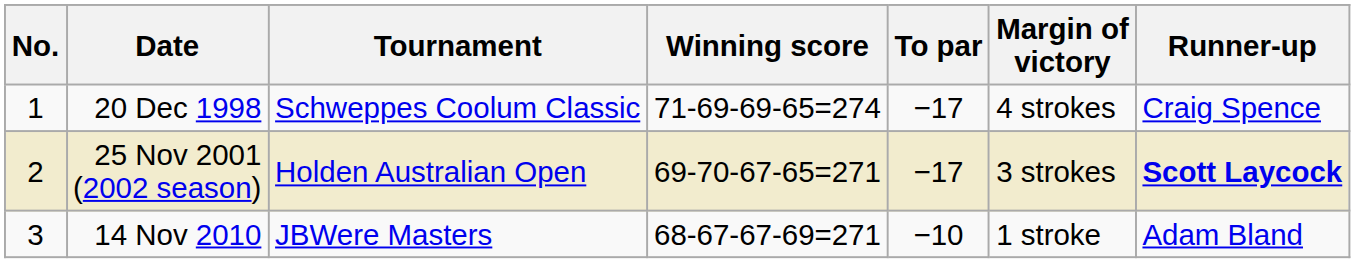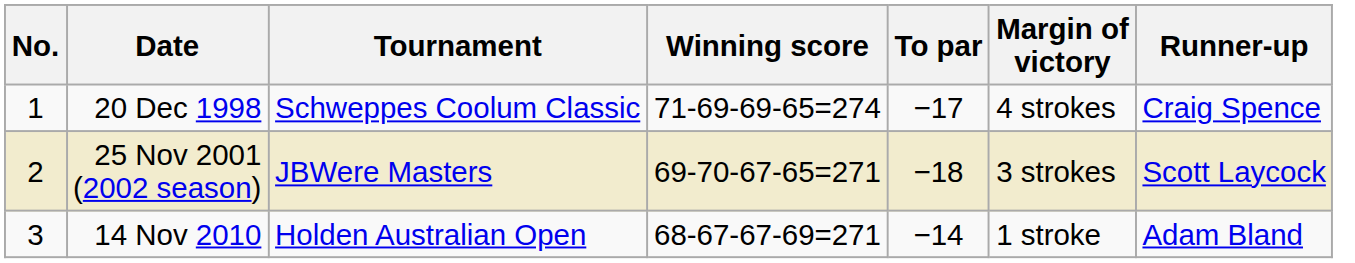(431, 171) Holden Australian Open -> (384, 171) JBWere Masters
(939, 171) −17 -> (939, 171) −18
(1242, 171) bold -> (1234, 171) normal
(384, 235) JBWere Masters -> (431, 235) Holden Australian Open
(939, 235) −10 -> (939, 235) −14
